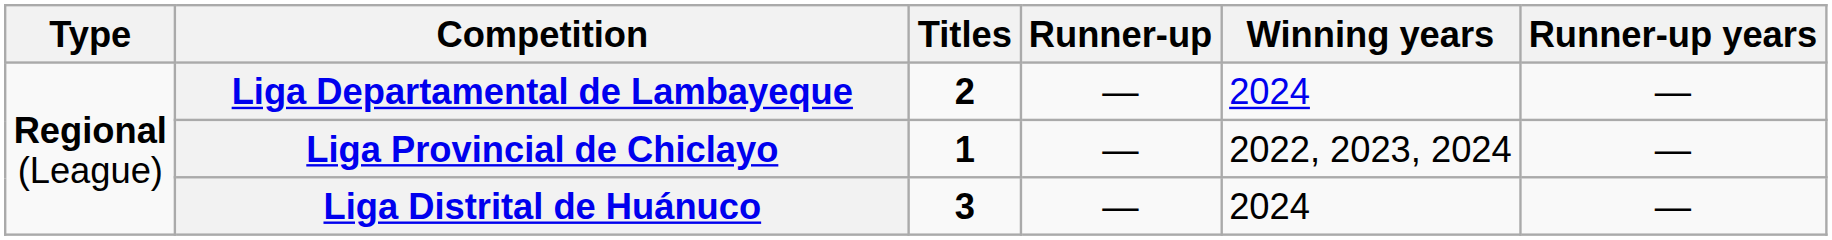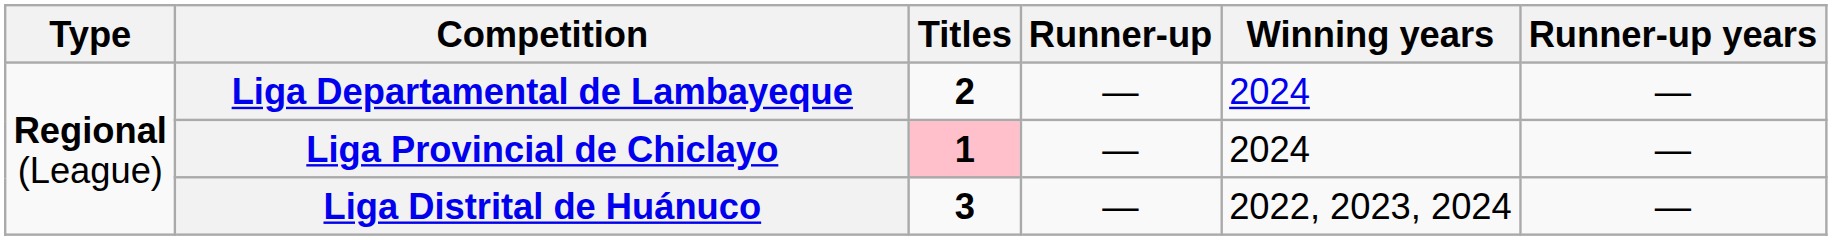(965, 149) no background -> (965, 149) pink background
(1370, 149) 2022, 2023, 2024 -> (1270, 149) 2024
(1270, 207) 2024 -> (1370, 207) 2022, 2023, 2024
